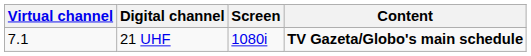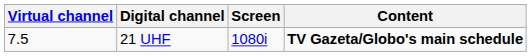(18, 39) 7.1 -> (18, 39) 7.5
